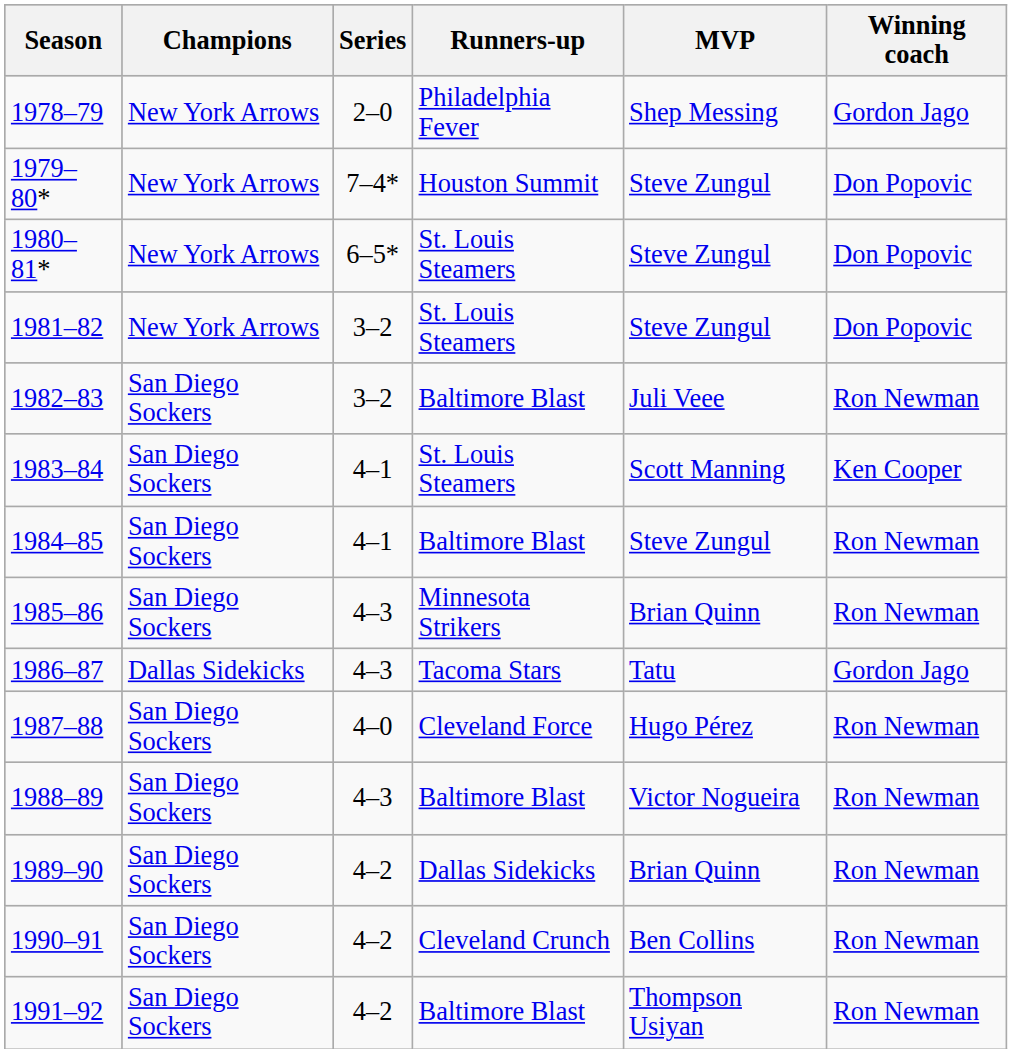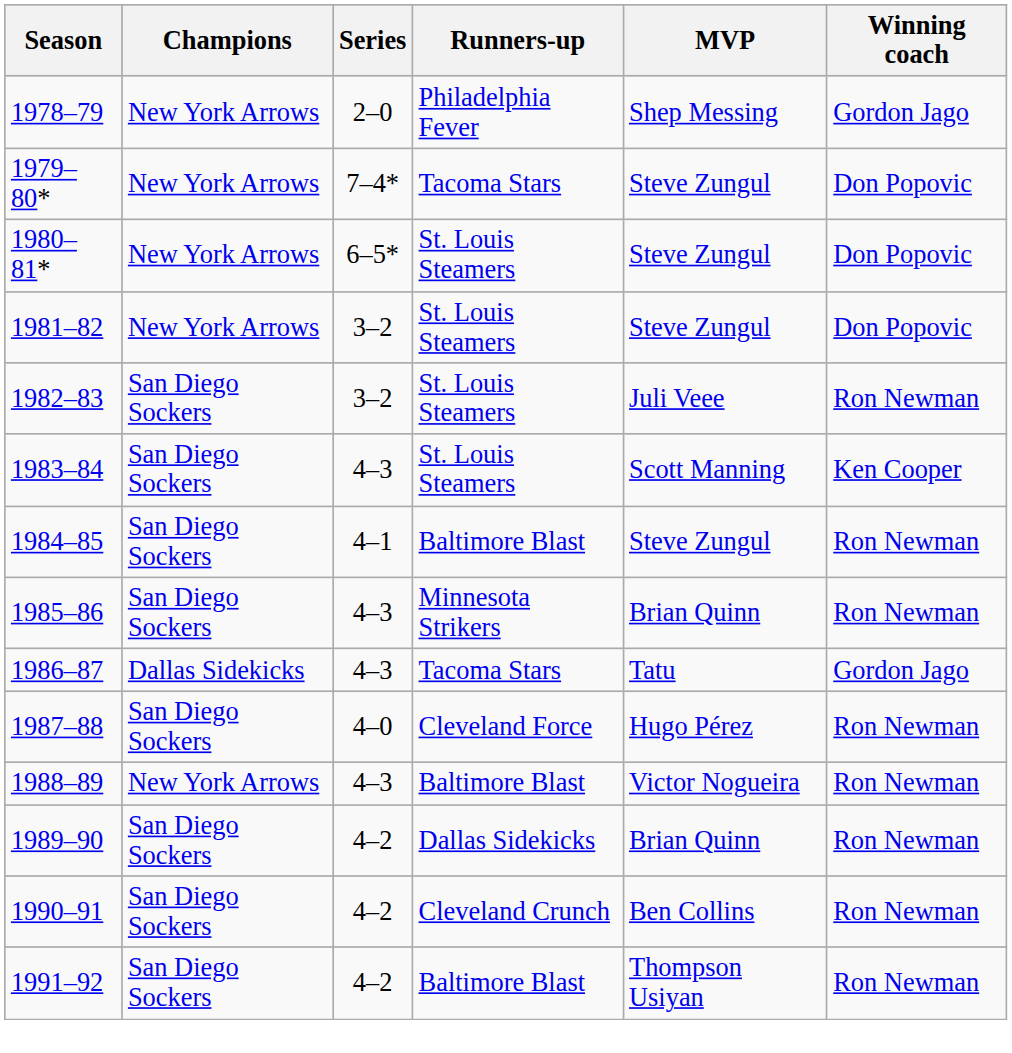(508, 183) Houston Summit -> (490, 183) Tacoma Stars
(502, 398) Baltimore Blast -> (467, 398) St. Louis Steamers
(373, 469) 4–1 -> (373, 469) 4–3
(183, 797) San Diego Sockers -> (224, 782) New York Arrows
